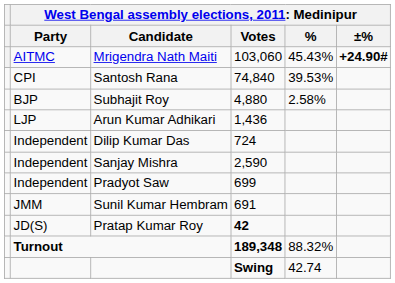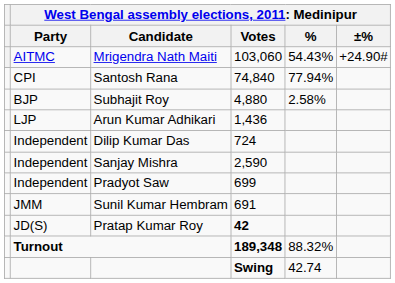(311, 57) 45.43% -> (311, 57) 54.43%
(363, 57) bold -> (363, 57) normal
(311, 78) 39.53% -> (311, 78) 77.94%
